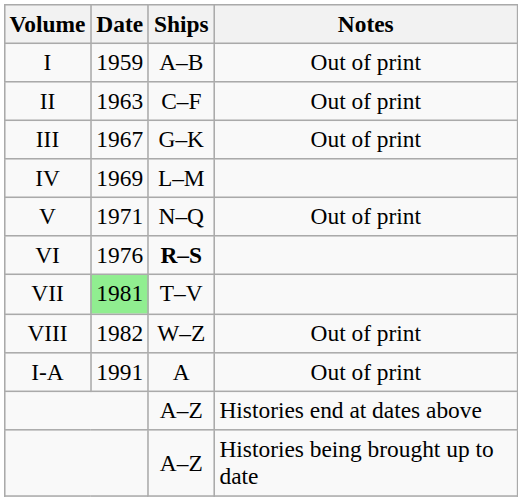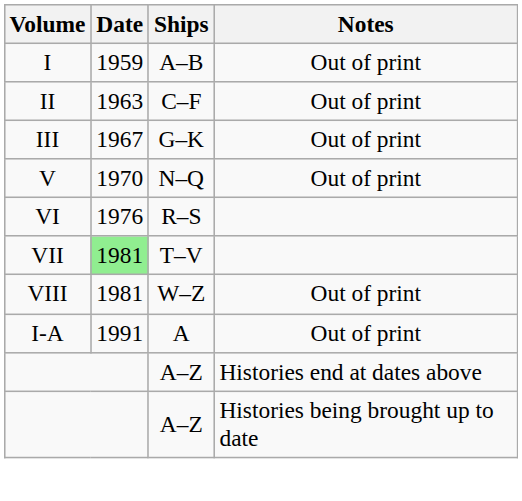- row: (48, 178)
(120, 216) 1971 -> (120, 178) 1970
(181, 255) bold -> (181, 216) normal
(120, 332) 1982 -> (120, 293) 1981
